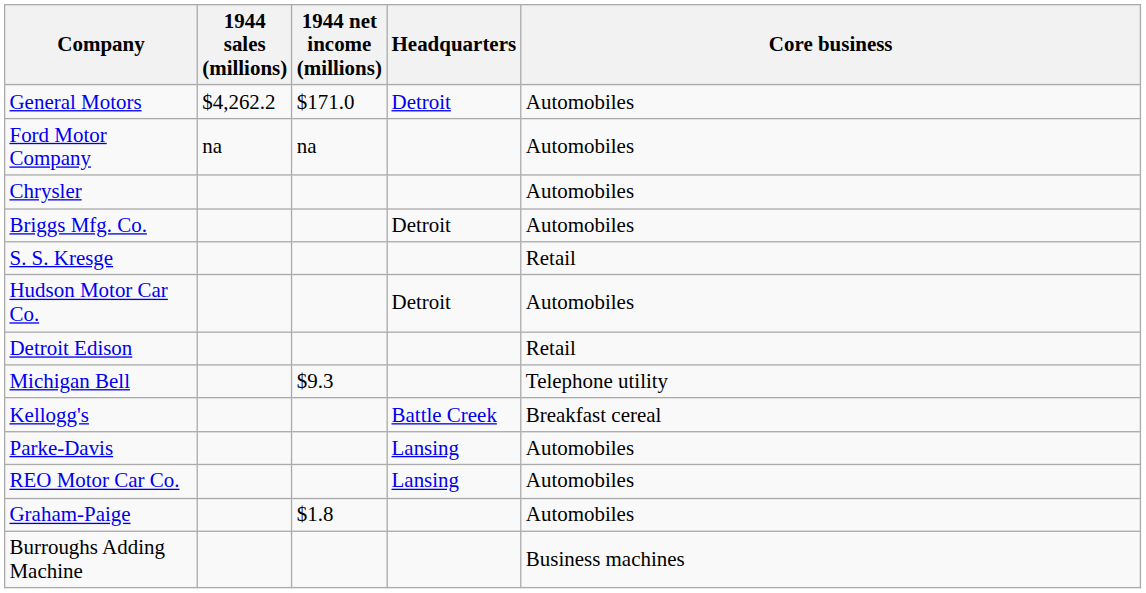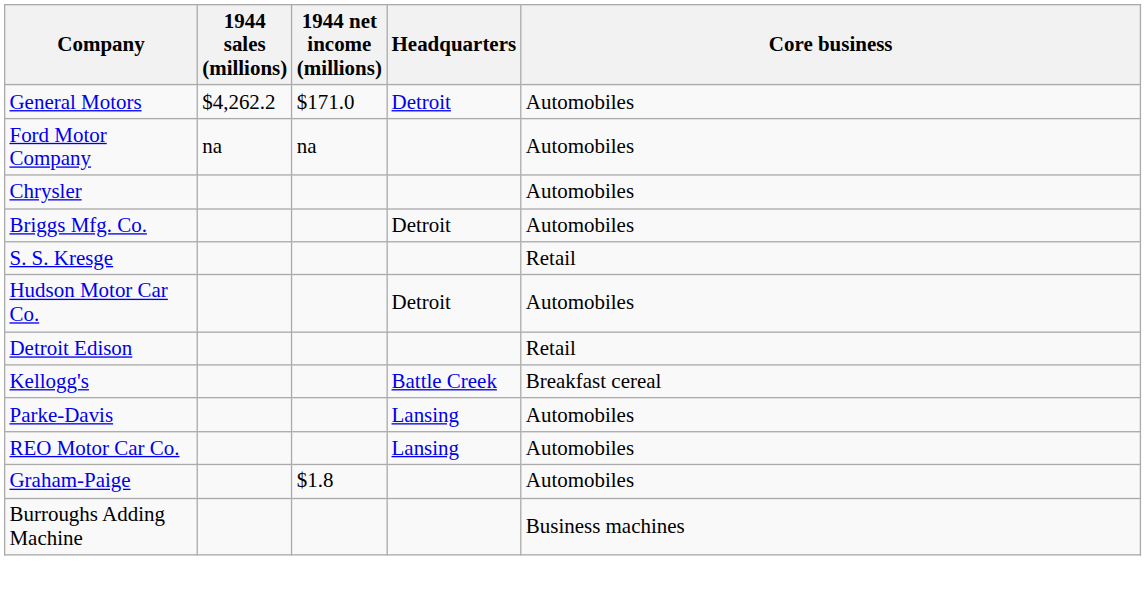- row: (70, 381)
